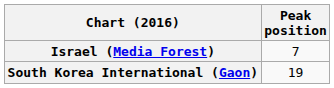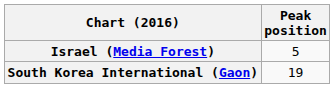(296, 51) 7 -> (296, 51) 5
